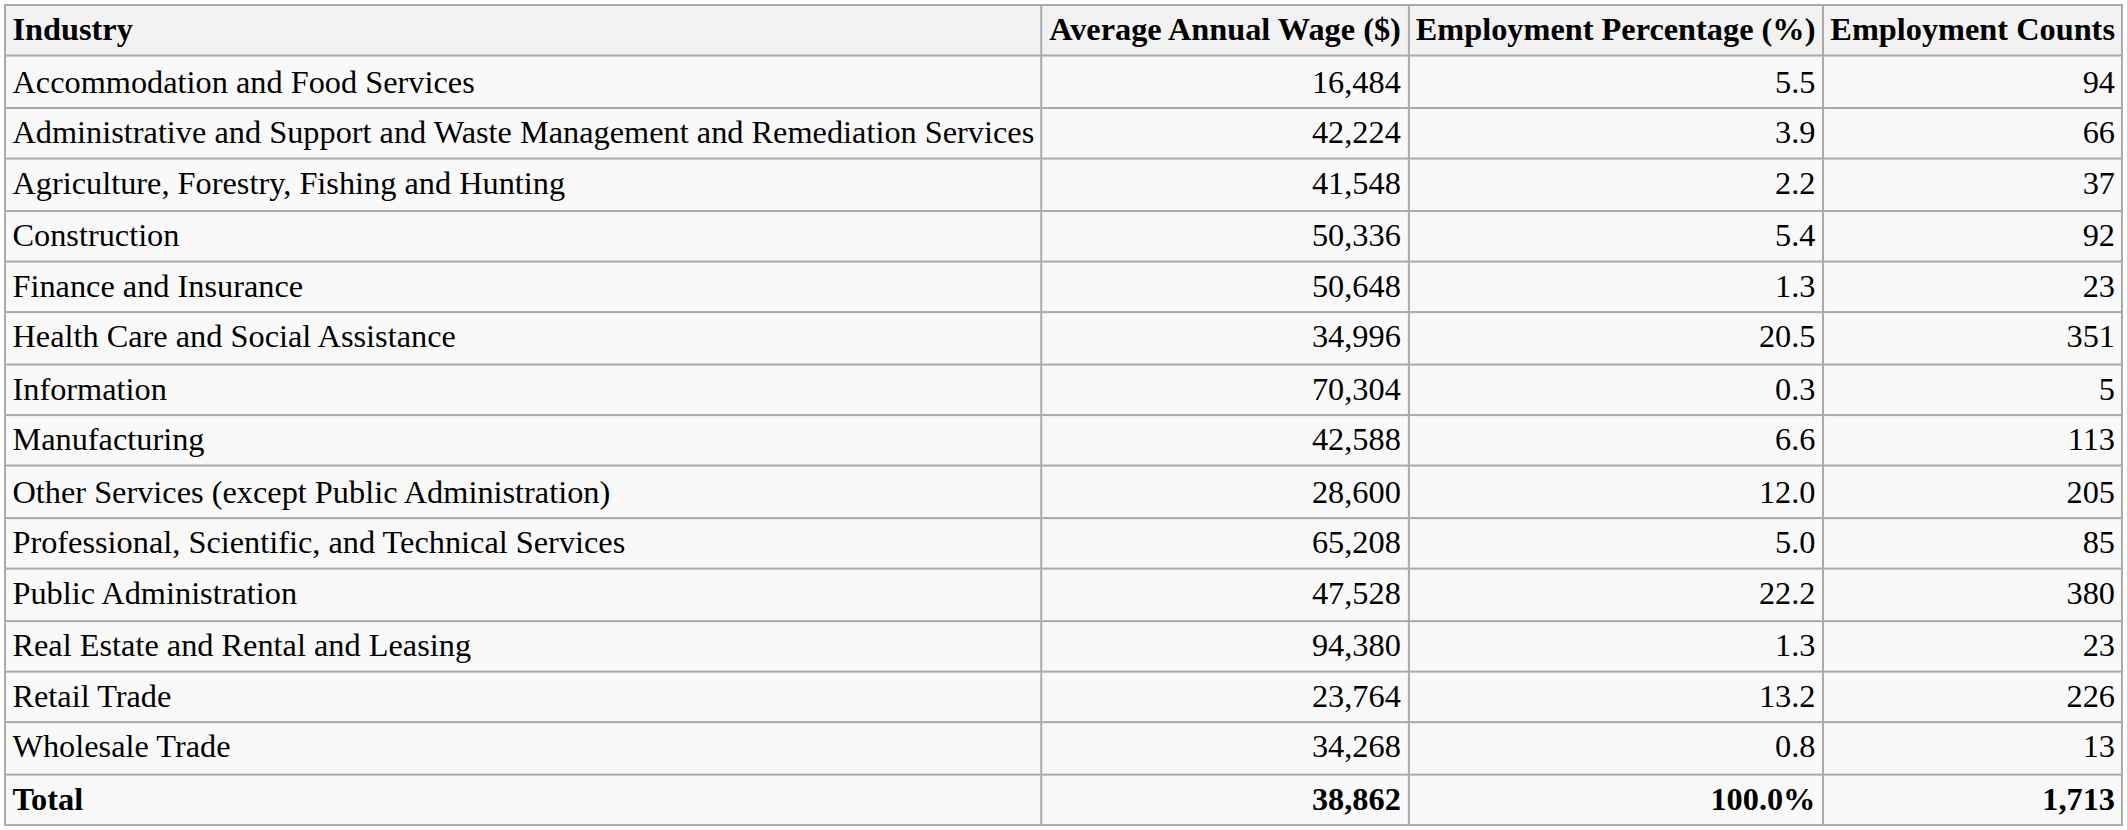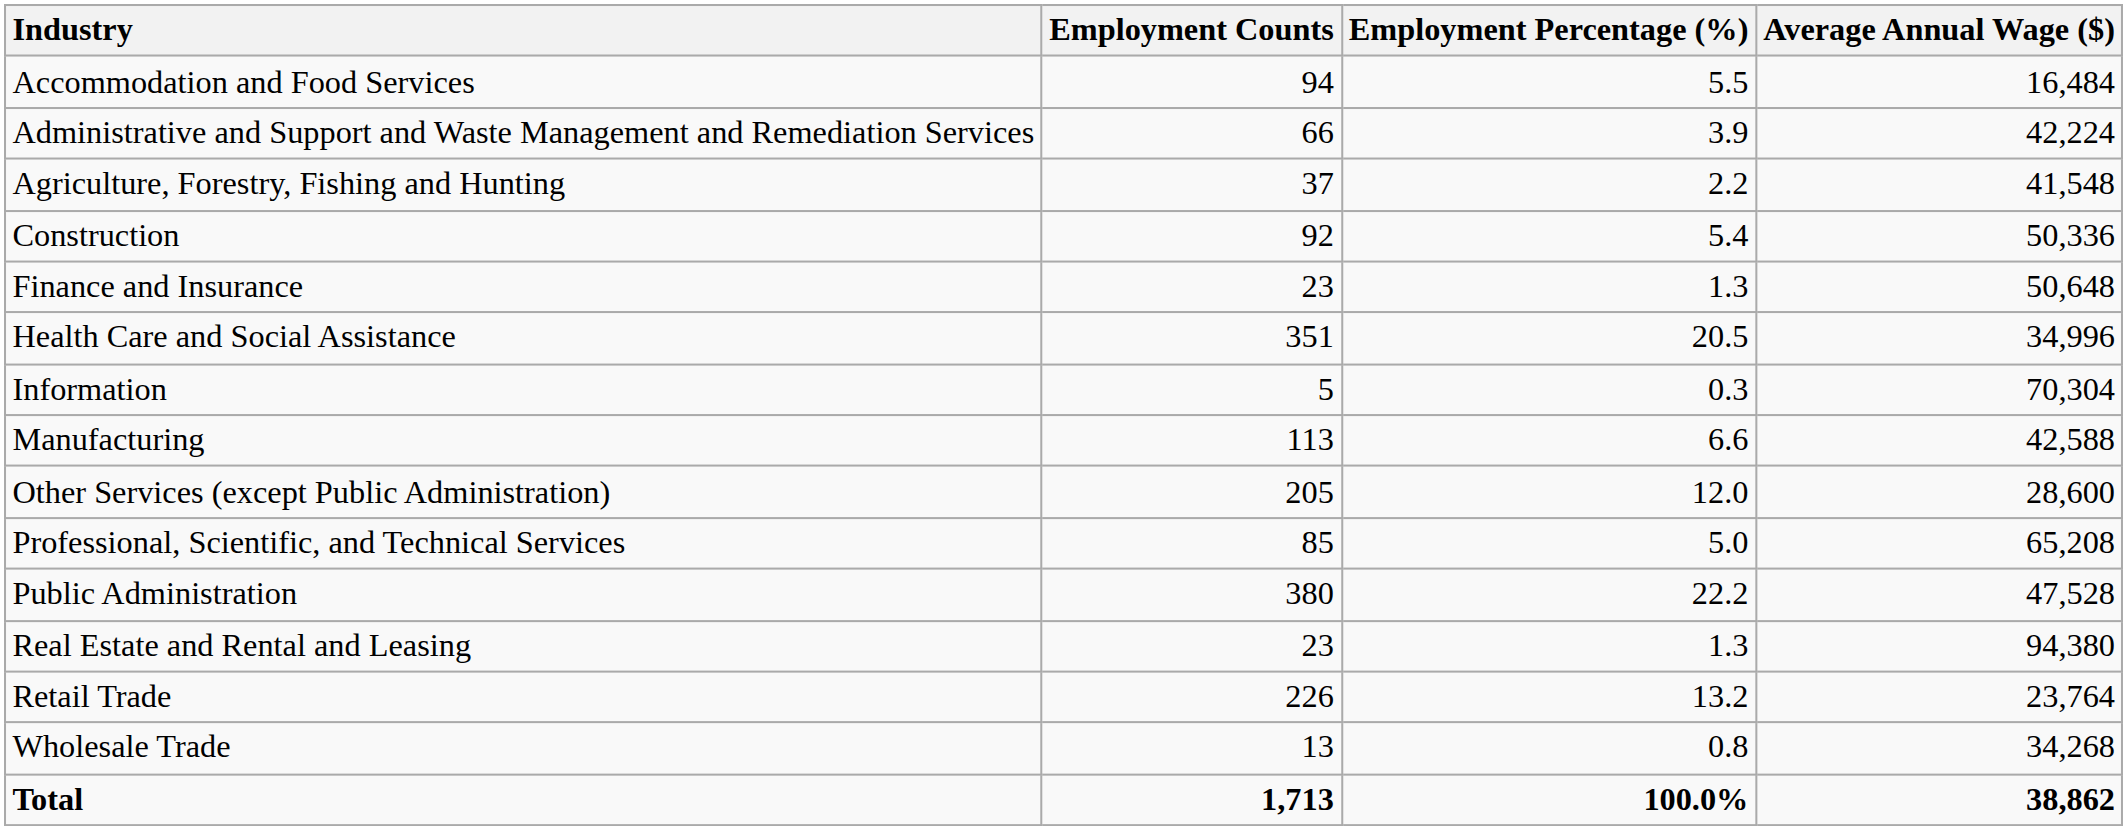columns swapped: (1973, 30) <-> (1225, 30)
